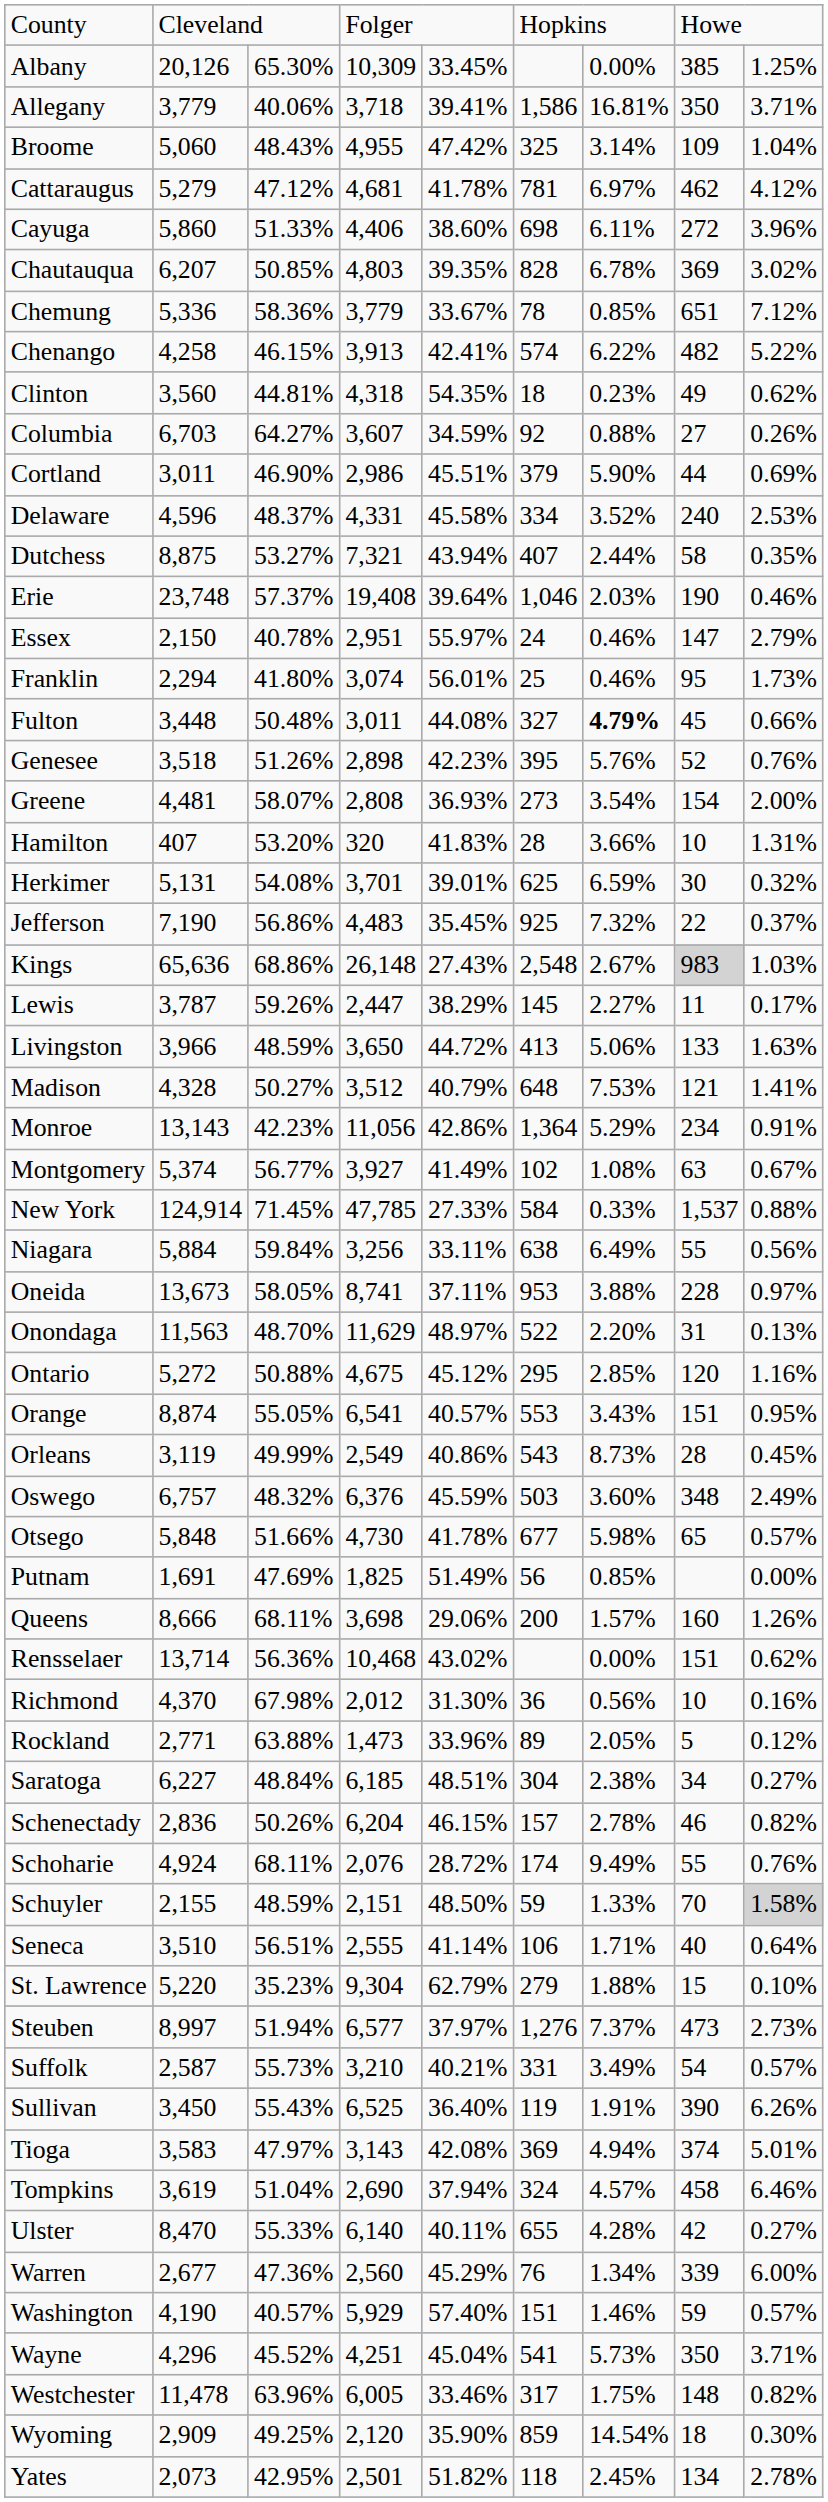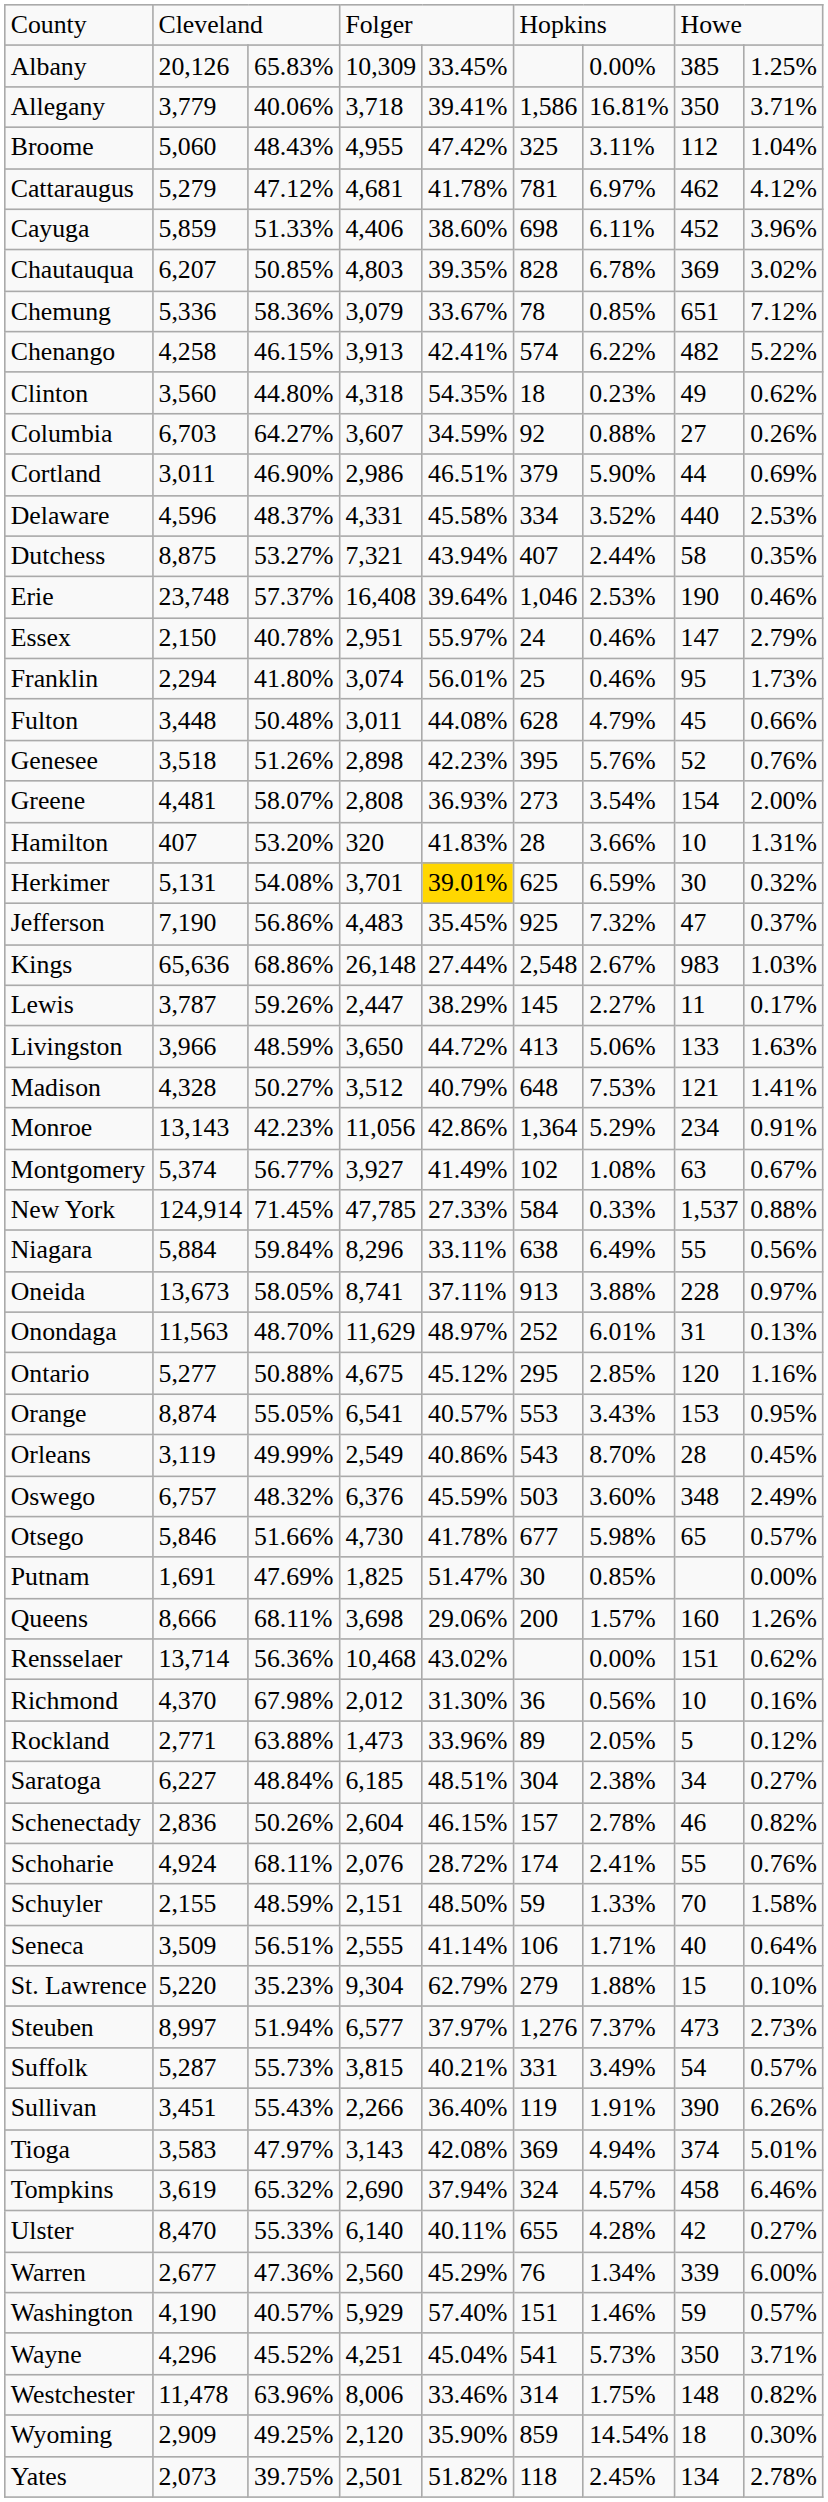(294, 65) 65.30% -> (294, 65) 65.83%
(623, 147) 3.14% -> (622, 147) 3.11%
(700, 147) 109 -> (699, 147) 112
(187, 229) 5,860 -> (187, 229) 5,859
(700, 229) 272 -> (700, 229) 452
(374, 310) 3,779 -> (374, 310) 3,079
(294, 392) 44.81% -> (294, 392) 44.80%
(468, 474) 45.51% -> (468, 474) 46.51%
(700, 515) 240 -> (700, 515) 440
(381, 596) 19,408 -> (381, 596) 16,408
(623, 596) 2.03% -> (623, 596) 2.53%
(539, 719) 327 -> (539, 719) 628
(625, 719) bold -> (623, 719) normal
(468, 882) no background -> (468, 882) gold background
(693, 923) 22 -> (693, 923) 47
(468, 964) 27.43% -> (468, 964) 27.44%
(700, 964) lightgrey background -> (700, 964) no background
(374, 1250) 3,256 -> (374, 1250) 8,296
(539, 1291) 953 -> (539, 1291) 913
(539, 1332) 522 -> (539, 1332) 252
(623, 1332) 2.20% -> (623, 1332) 6.01%
(187, 1373) 5,272 -> (187, 1373) 5,277
(700, 1413) 151 -> (700, 1413) 153
(623, 1454) 8.73% -> (623, 1454) 8.70%
(187, 1536) 5,848 -> (187, 1536) 5,846
(468, 1577) 51.49% -> (468, 1577) 51.47%
(532, 1577) 56 -> (532, 1577) 30
(374, 1822) 6,204 -> (374, 1822) 2,604
(623, 1863) 9.49% -> (623, 1863) 2.41%
(784, 1904) lightgrey background -> (784, 1904) no background
(187, 1945) 3,510 -> (187, 1945) 3,509
(187, 2067) 2,587 -> (187, 2067) 5,287
(374, 2067) 3,210 -> (374, 2067) 3,815
(187, 2108) 3,450 -> (187, 2108) 3,451
(374, 2108) 6,525 -> (374, 2108) 2,266
(294, 2190) 51.04% -> (294, 2190) 65.32%
(374, 2394) 6,005 -> (374, 2394) 8,006
(539, 2394) 317 -> (539, 2394) 314
(294, 2476) 42.95% -> (294, 2476) 39.75%
